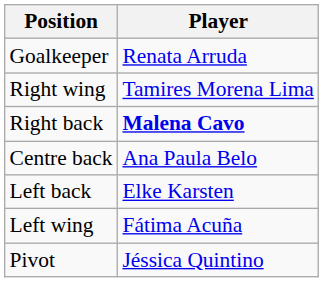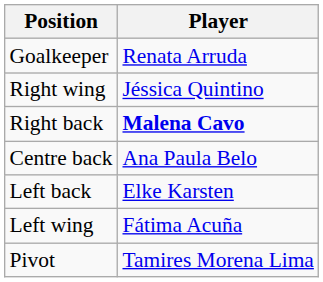(218, 89) Tamires Morena Lima -> (193, 89) Jéssica Quintino
(193, 259) Jéssica Quintino -> (218, 259) Tamires Morena Lima
